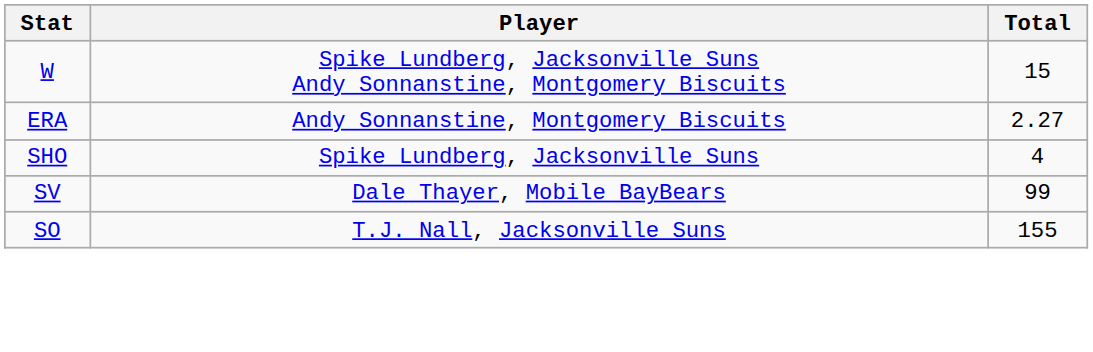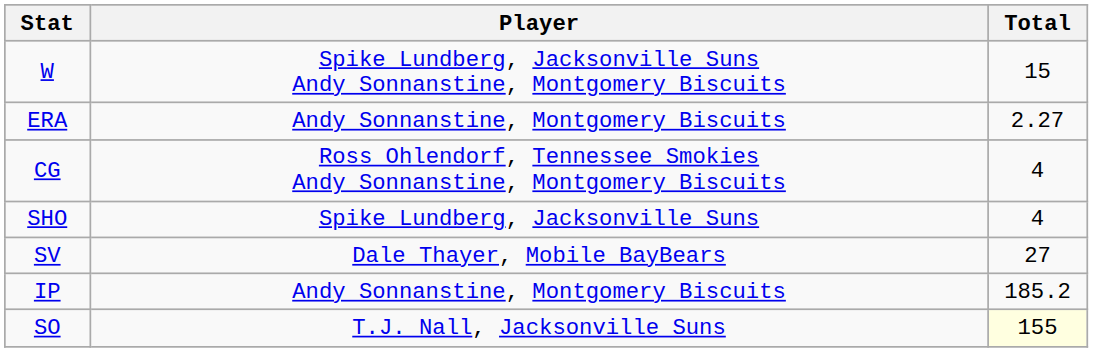+ row: (47, 170)
(1038, 194) 99 -> (1038, 255) 27
+ row: (47, 292)
(1038, 230) no background -> (1038, 328) lightyellow background
